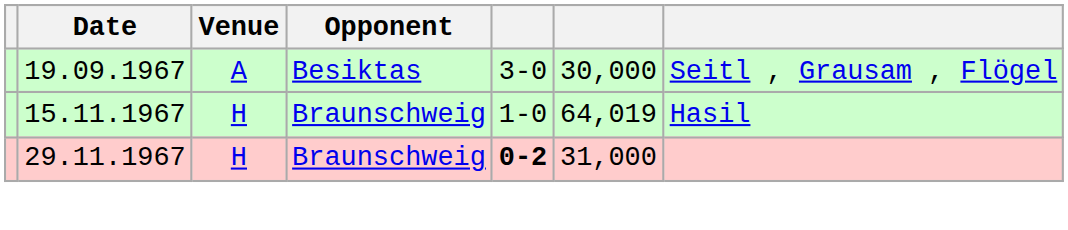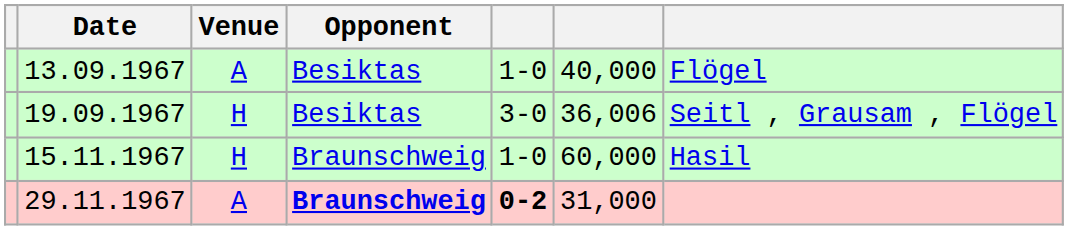+ row: (105, 71)
(239, 71) A -> (239, 115) H
(608, 71) 30,000 -> (608, 115) 36,006
(608, 115) 64,019 -> (608, 159) 60,000
(239, 159) H -> (239, 202) A
(389, 159) normal -> (389, 202) bold
